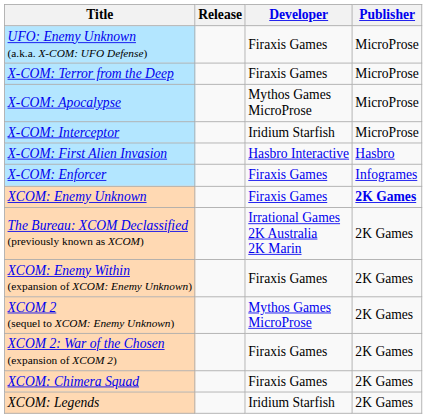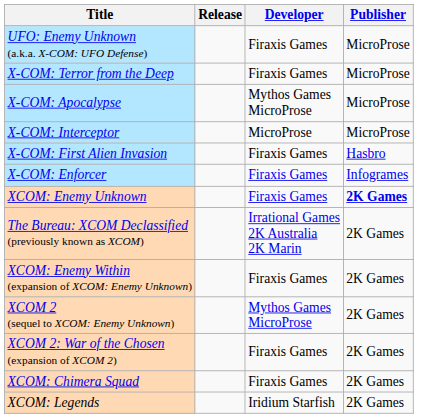(292, 132) Iridium Starfish -> (280, 132) MicroProse
(299, 153) Hasbro Interactive -> (288, 153) Firaxis Games
